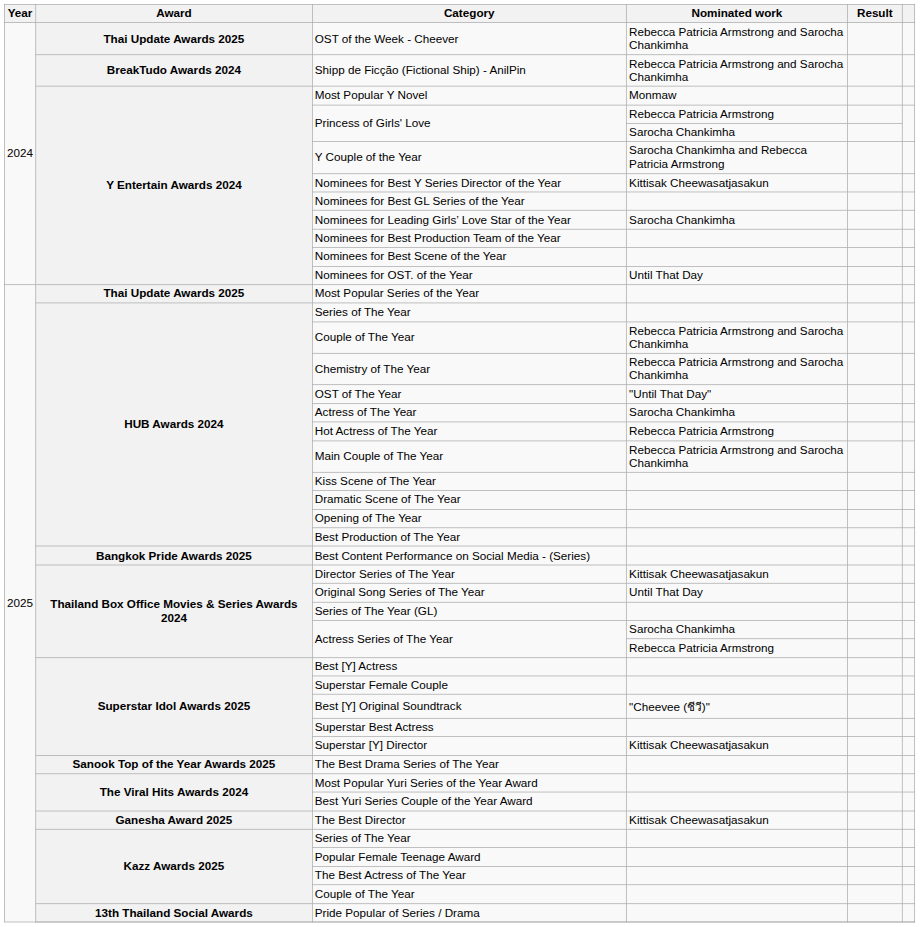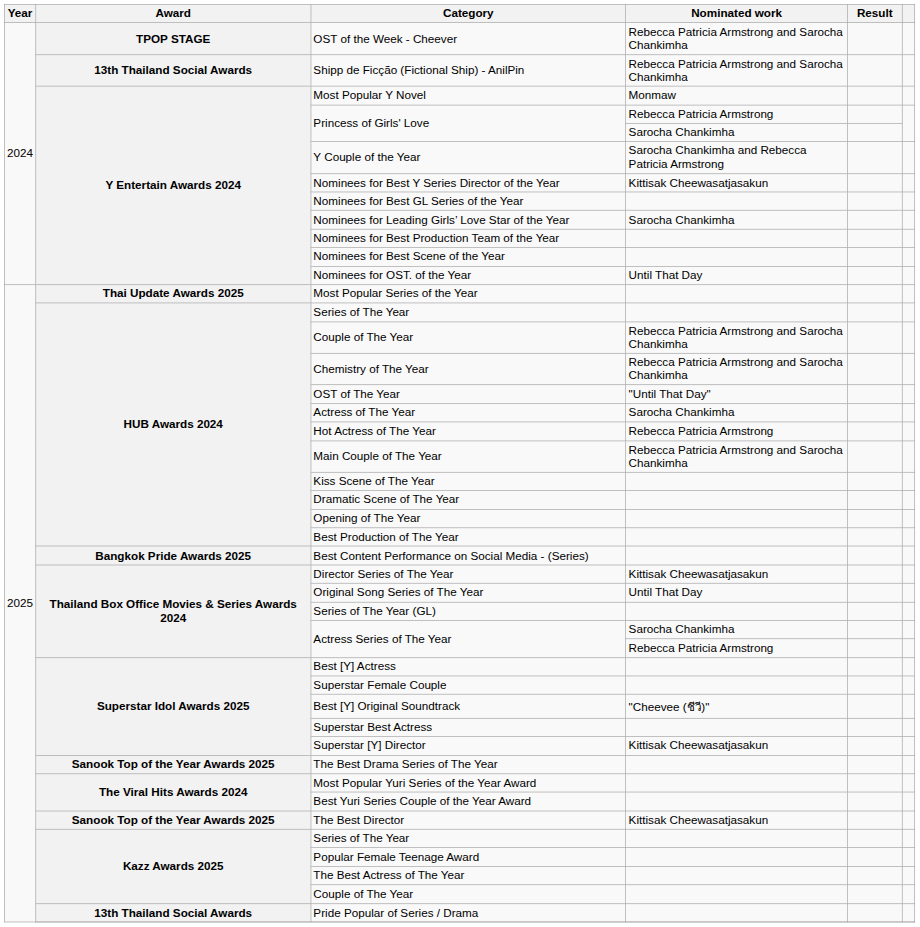(174, 38) Thai Update Awards 2025 -> (173, 38) TPOP STAGE
(174, 70) BreakTudo Awards 2024 -> (173, 70) 13th Thailand Social Awards
(174, 820) Ganesha Award 2025 -> (173, 820) Sanook Top of the Year Awards 2025
